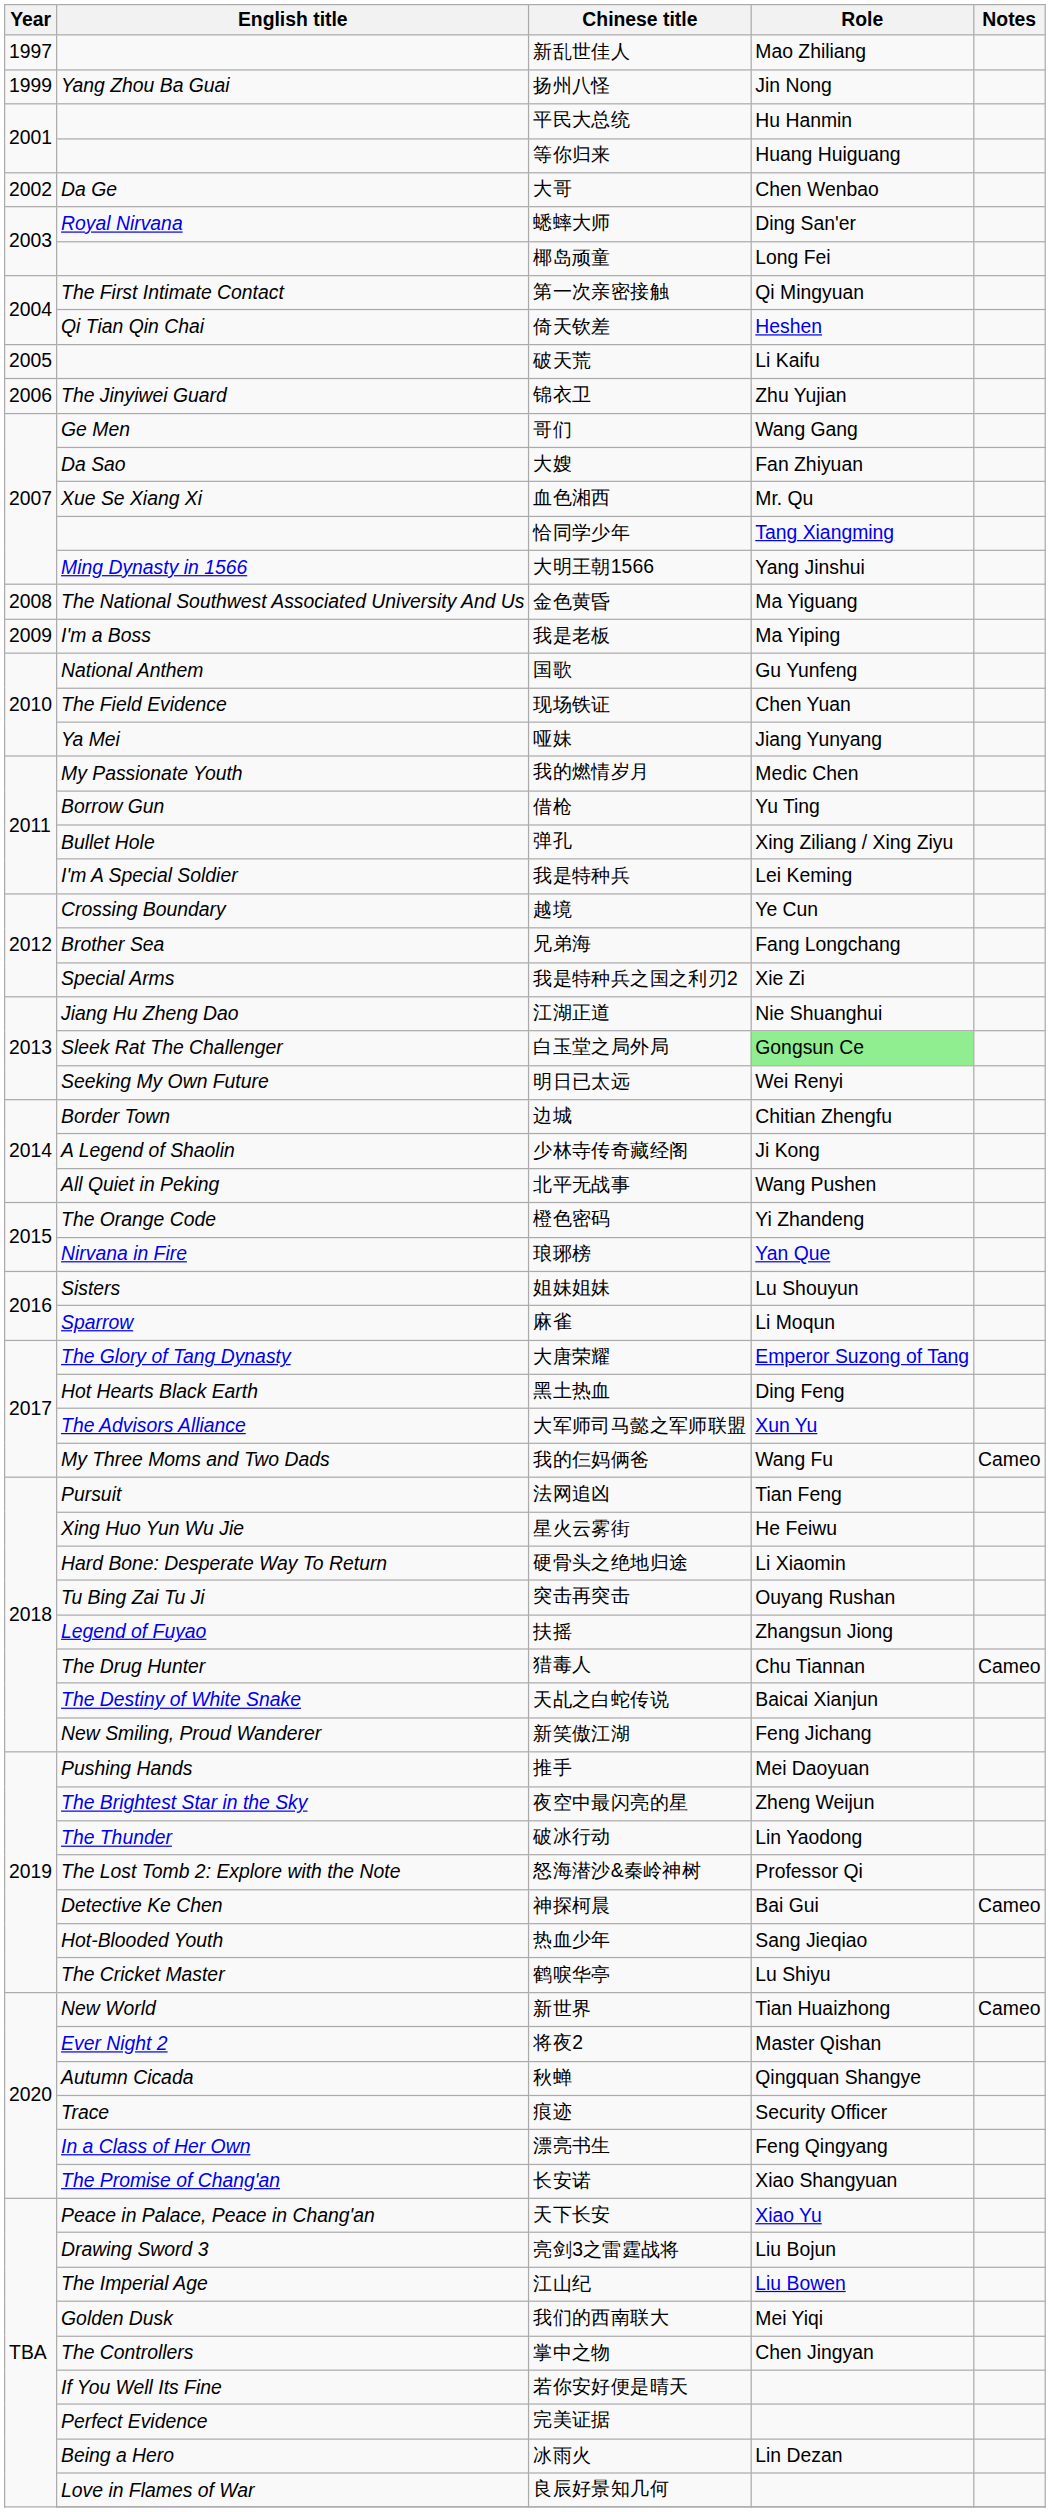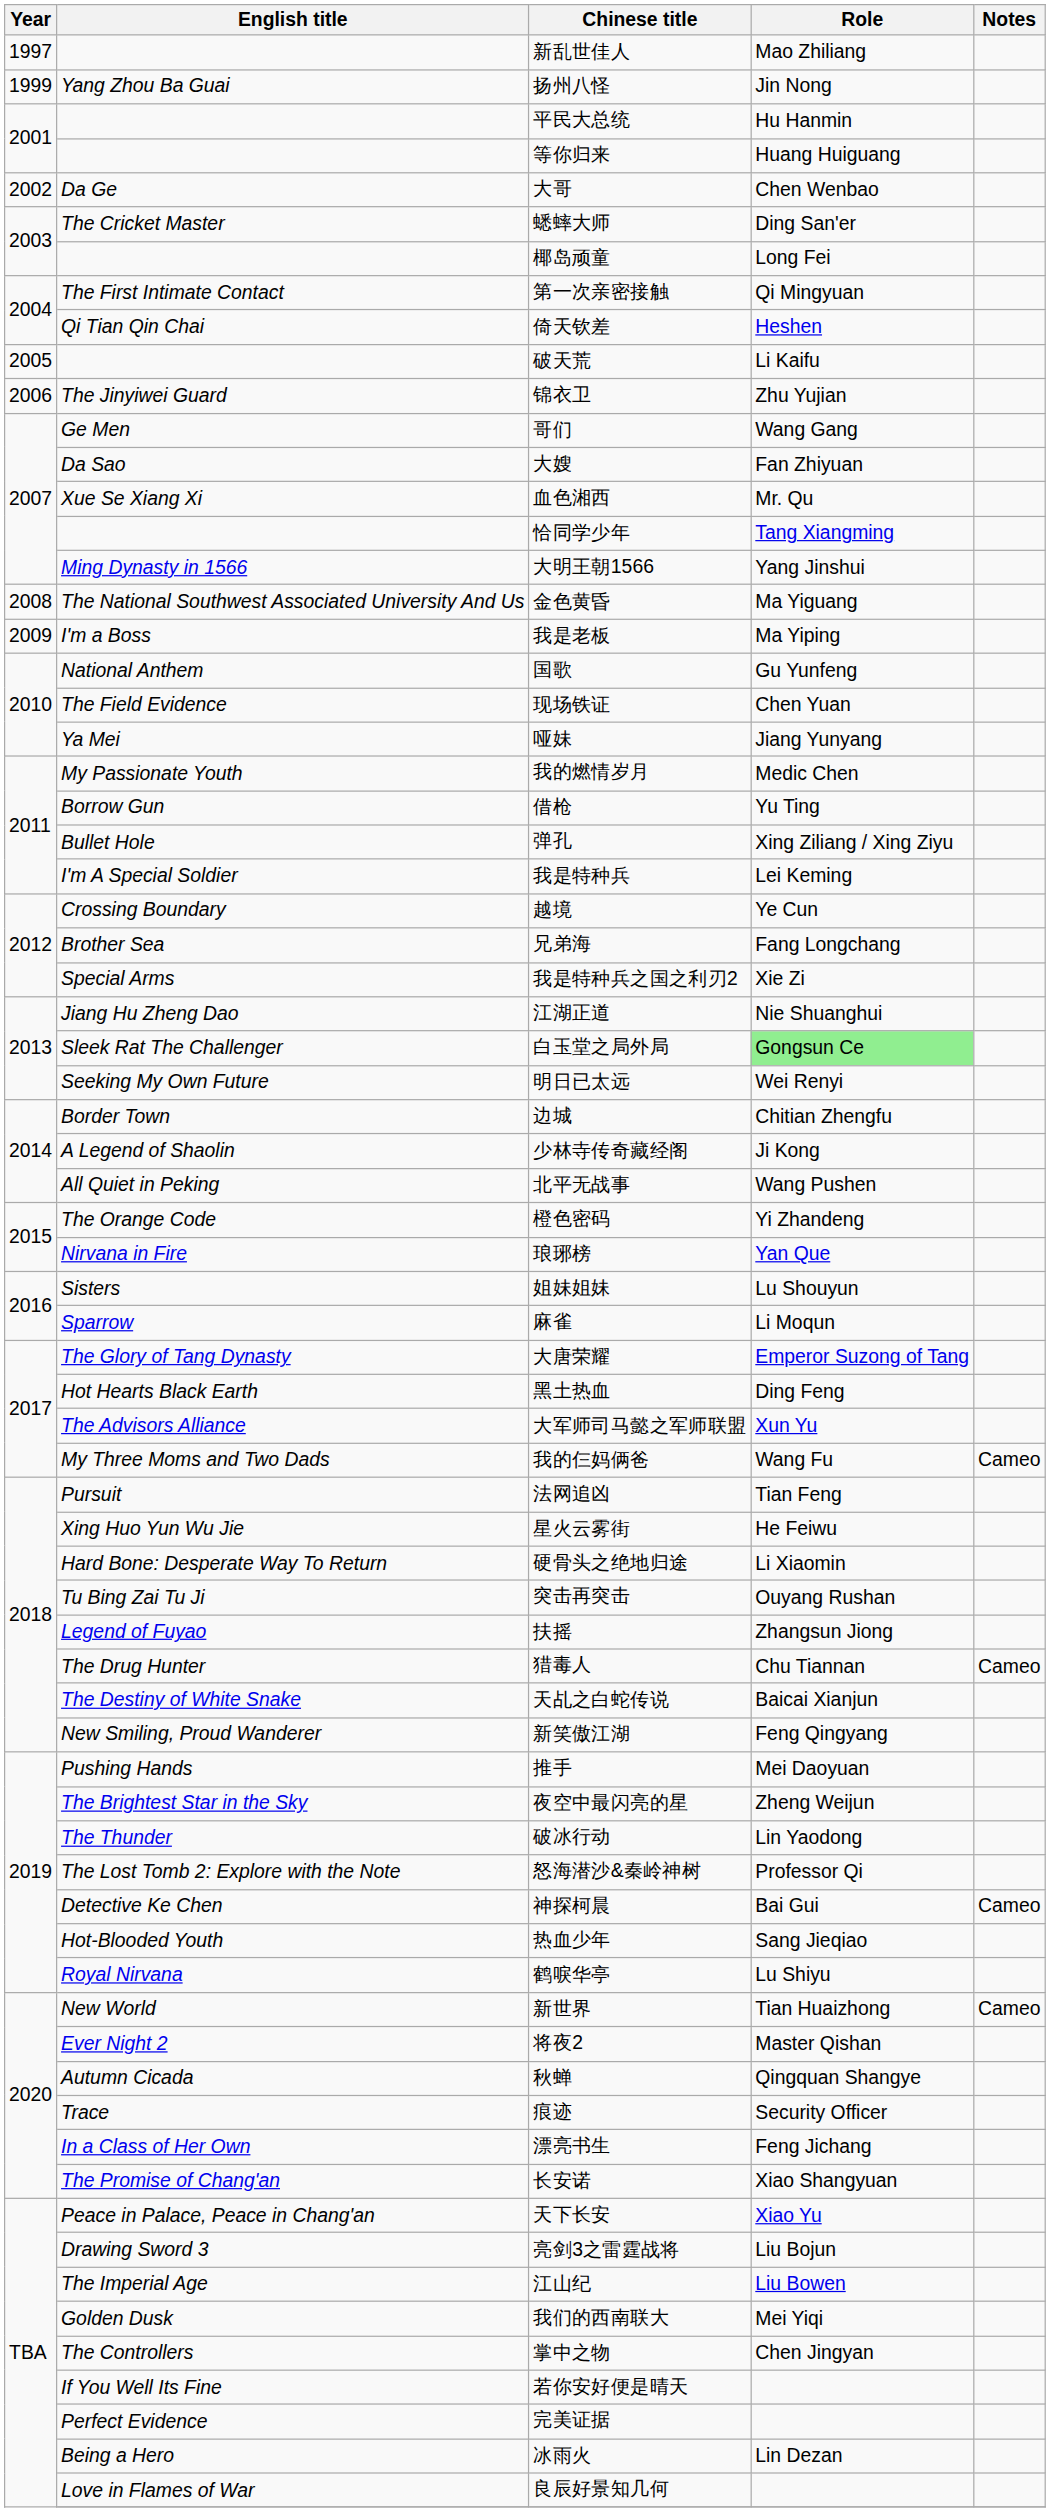(122, 224) Royal Nirvana -> (143, 224) The Cricket Master
(813, 1734) Feng Jichang -> (821, 1734) Feng Qingyang
(143, 1975) The Cricket Master -> (122, 1975) Royal Nirvana
(821, 2146) Feng Qingyang -> (813, 2146) Feng Jichang
